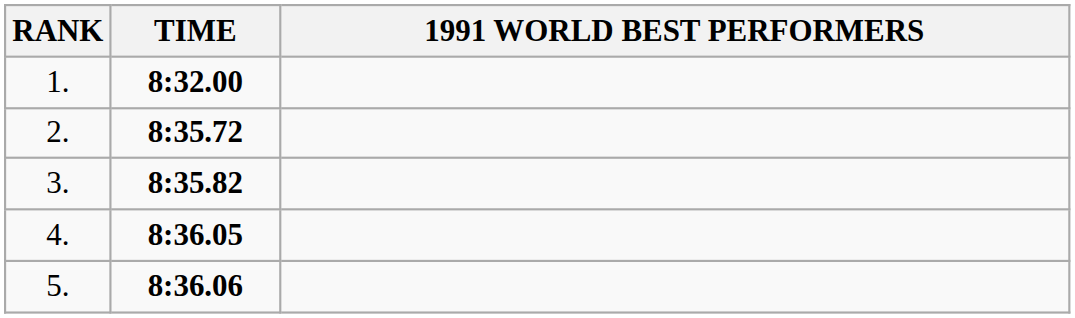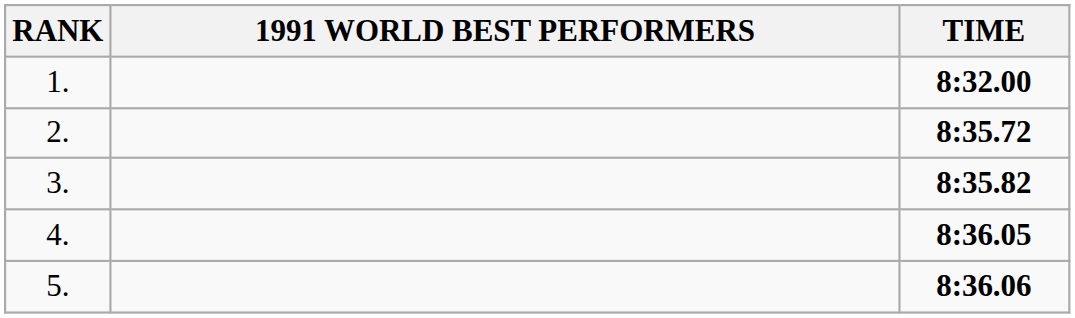columns swapped: (674, 30) <-> (195, 30)
